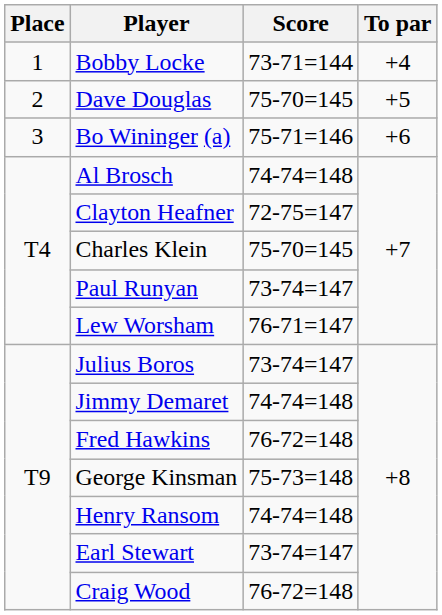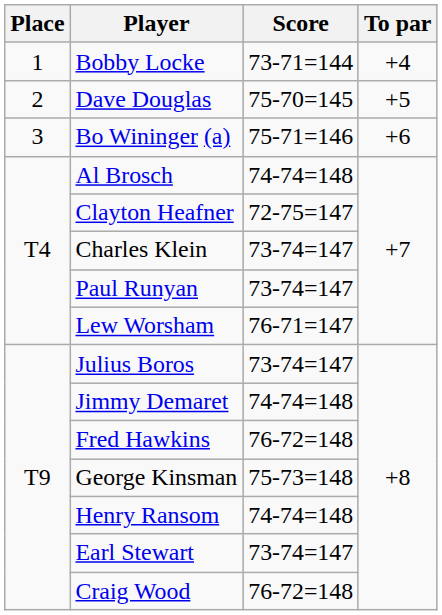(301, 250) 75-70=145 -> (301, 250) 73-74=147
